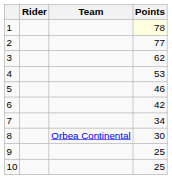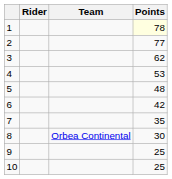(159, 89) 46 -> (159, 89) 48
(159, 120) 34 -> (159, 120) 35
